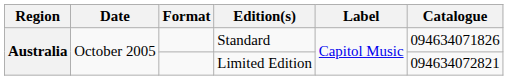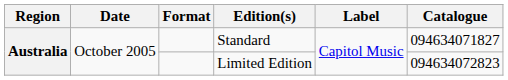(455, 39) 094634071826 -> (455, 39) 094634071827
(455, 63) 094634072821 -> (455, 63) 094634072823
